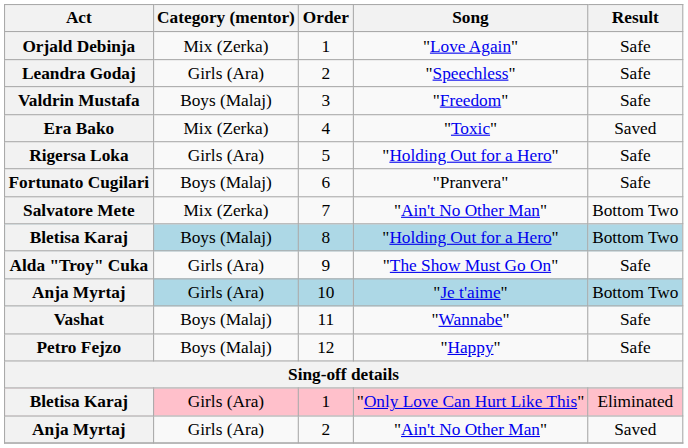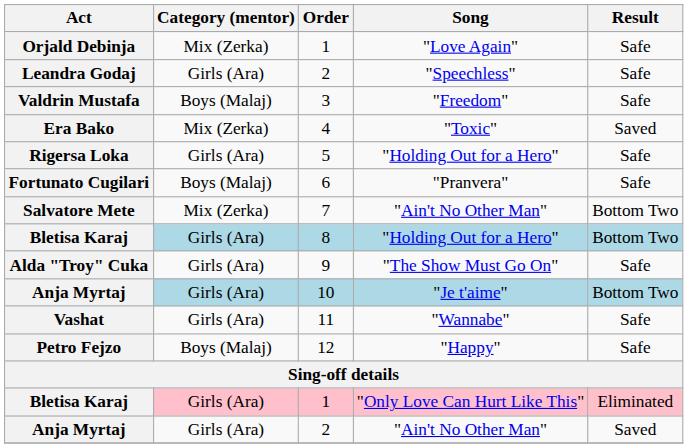(226, 237) Boys (Malaj) -> (226, 237) Girls (Ara)
(226, 319) Boys (Malaj) -> (226, 319) Girls (Ara)
